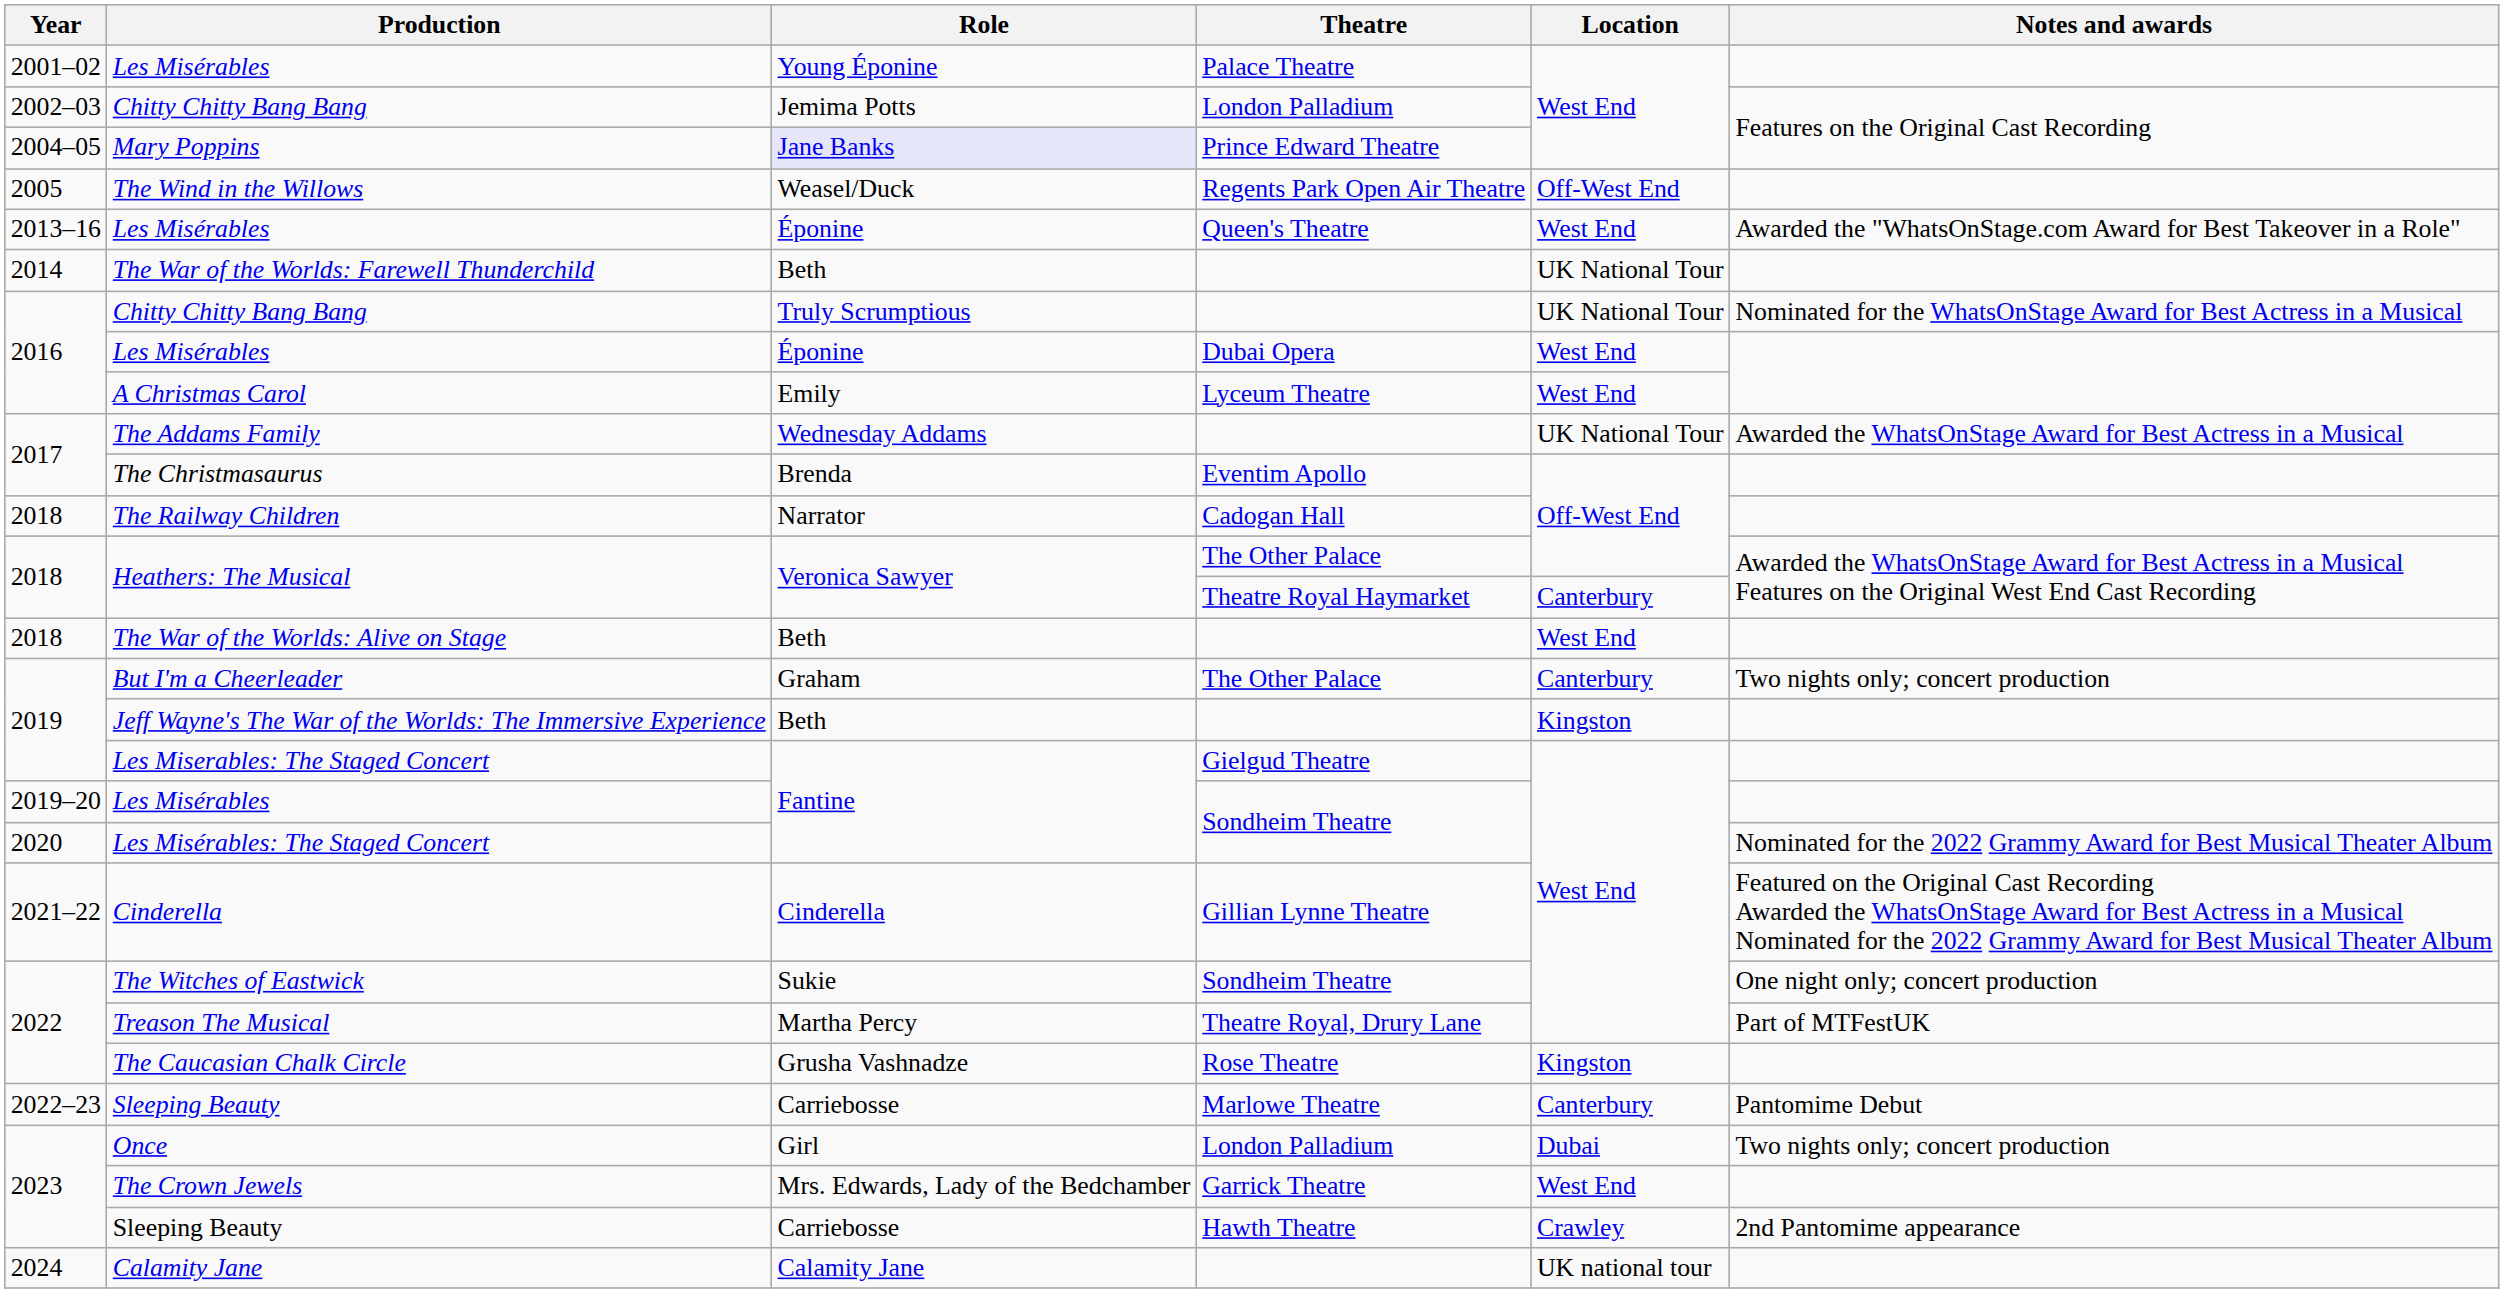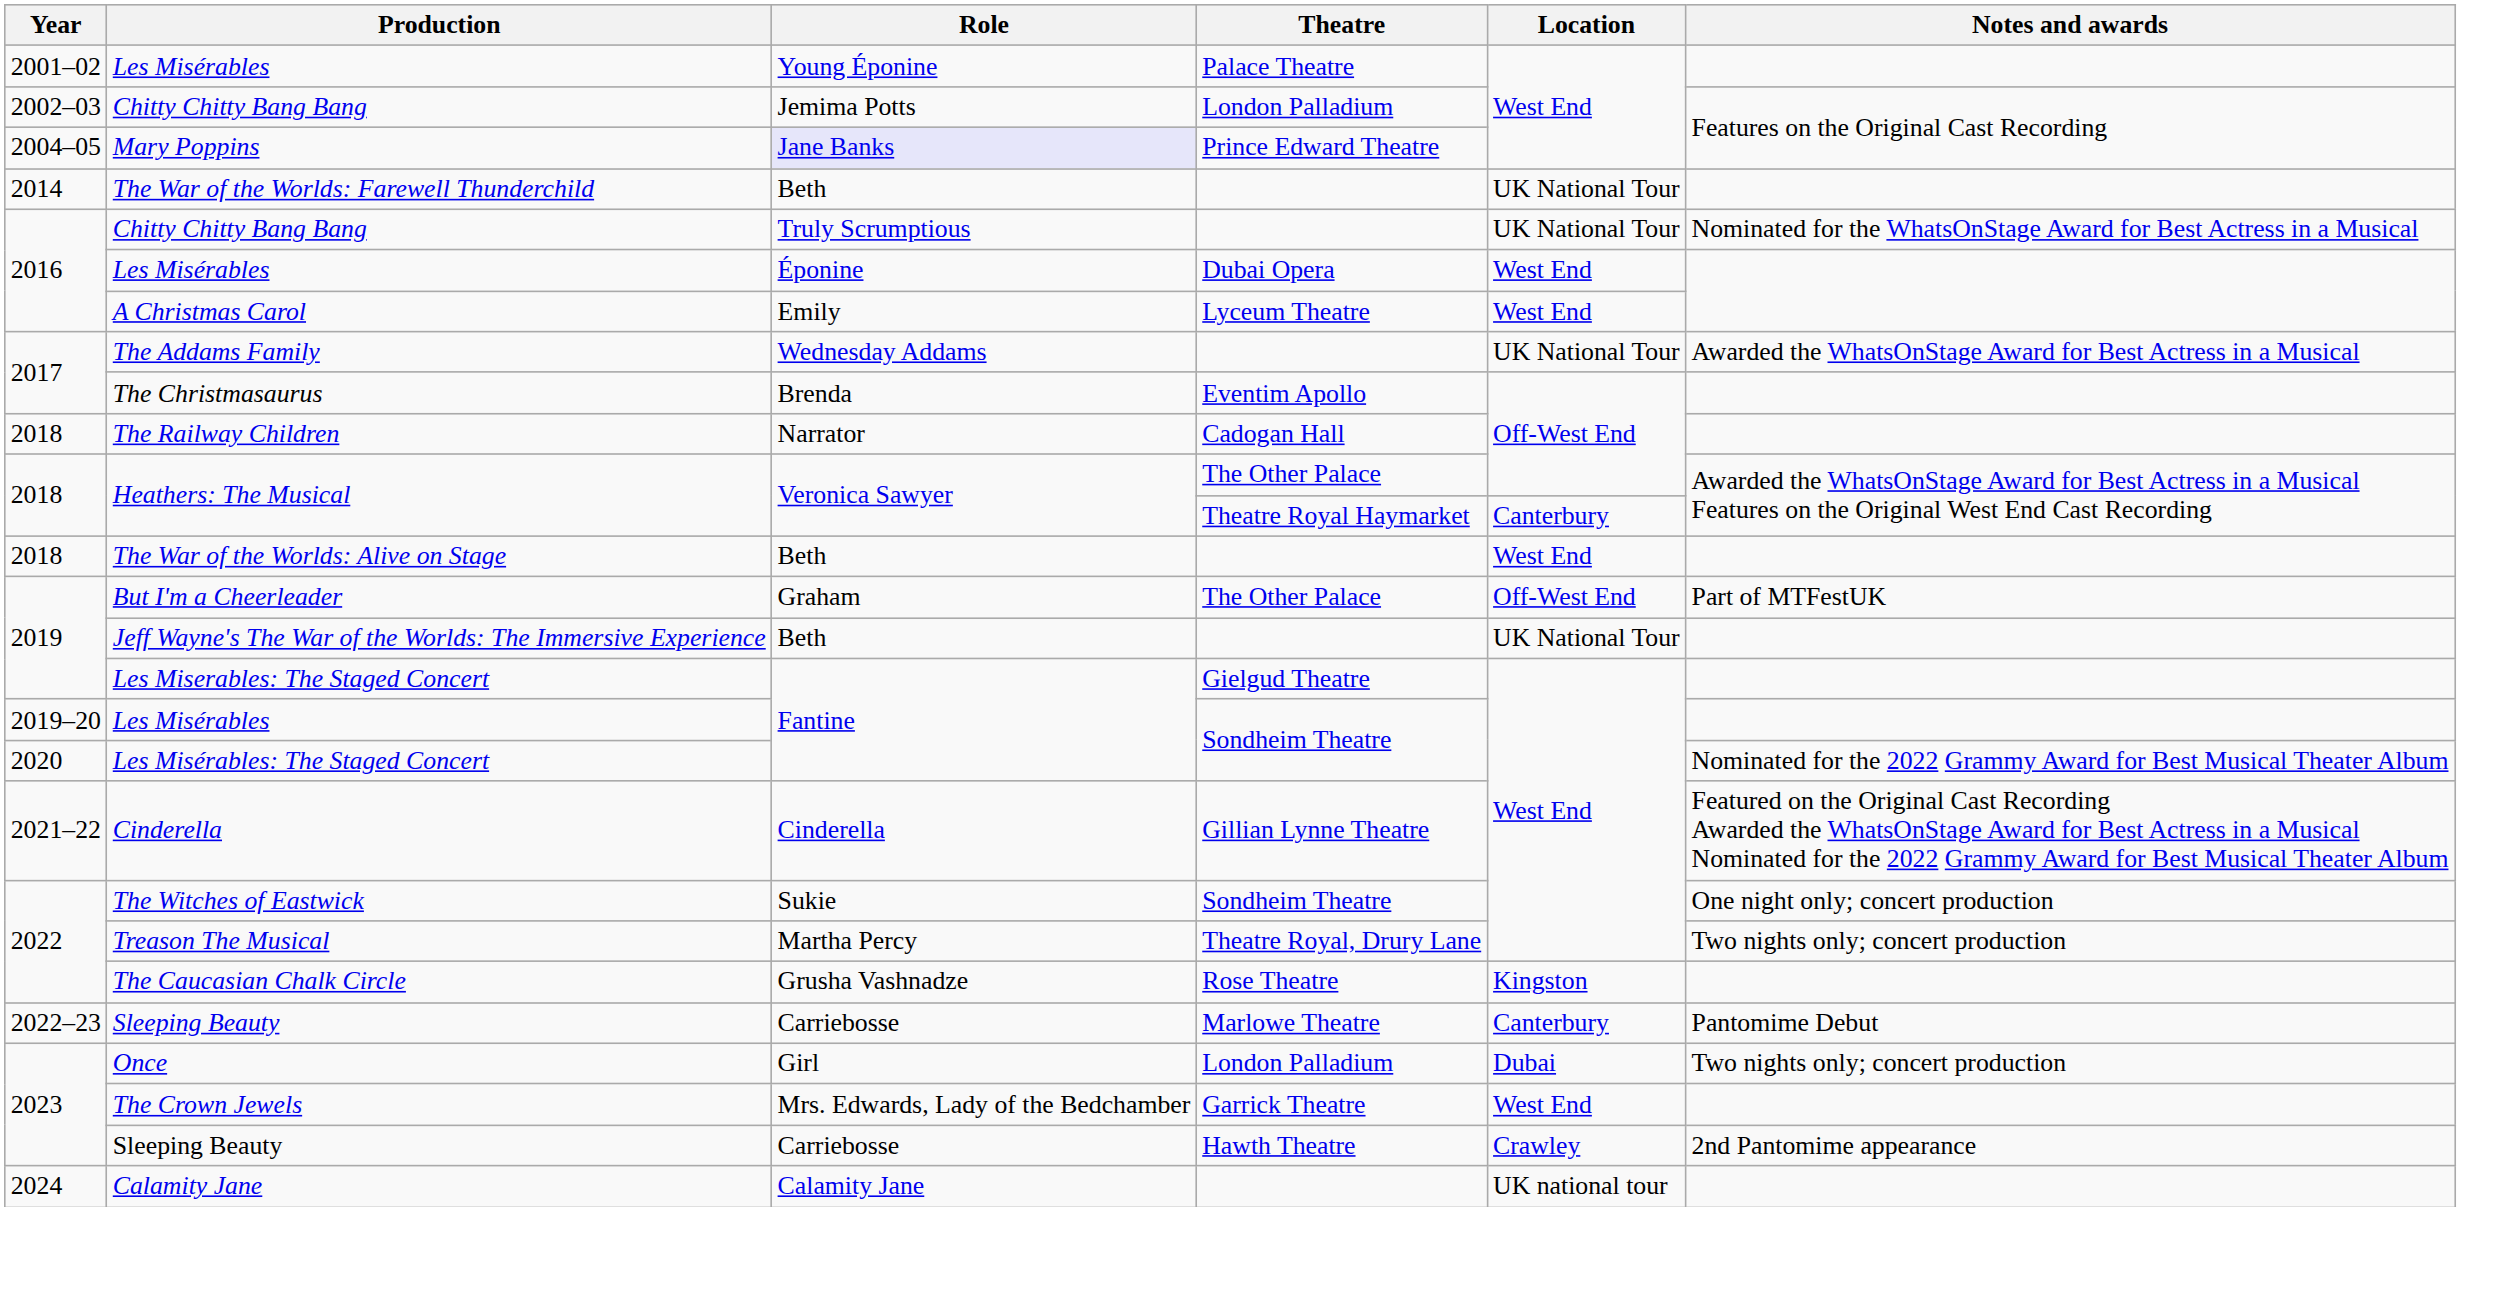- row: (238, 188)
- row: (191, 229)
(1595, 678) Canterbury -> (1564, 596) Off-West End
(1923, 678) Two nights only; concert production -> (1789, 596) Part of MTFestUK
(1584, 719) Kingston -> (1586, 637) UK National Tour
(1833, 1022) Part of MTFestUK -> (1879, 940) Two nights only; concert production
